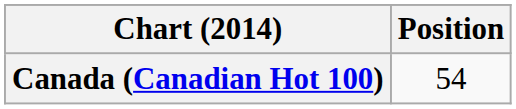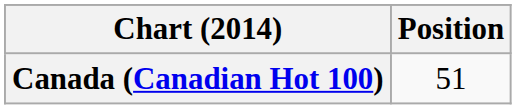(451, 77) 54 -> (451, 77) 51
